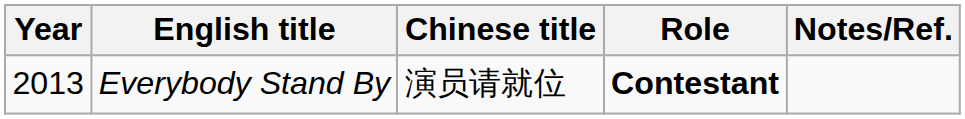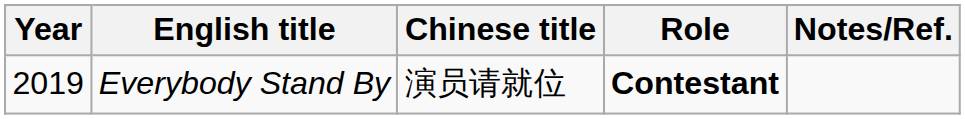(48, 84) 2013 -> (48, 84) 2019
